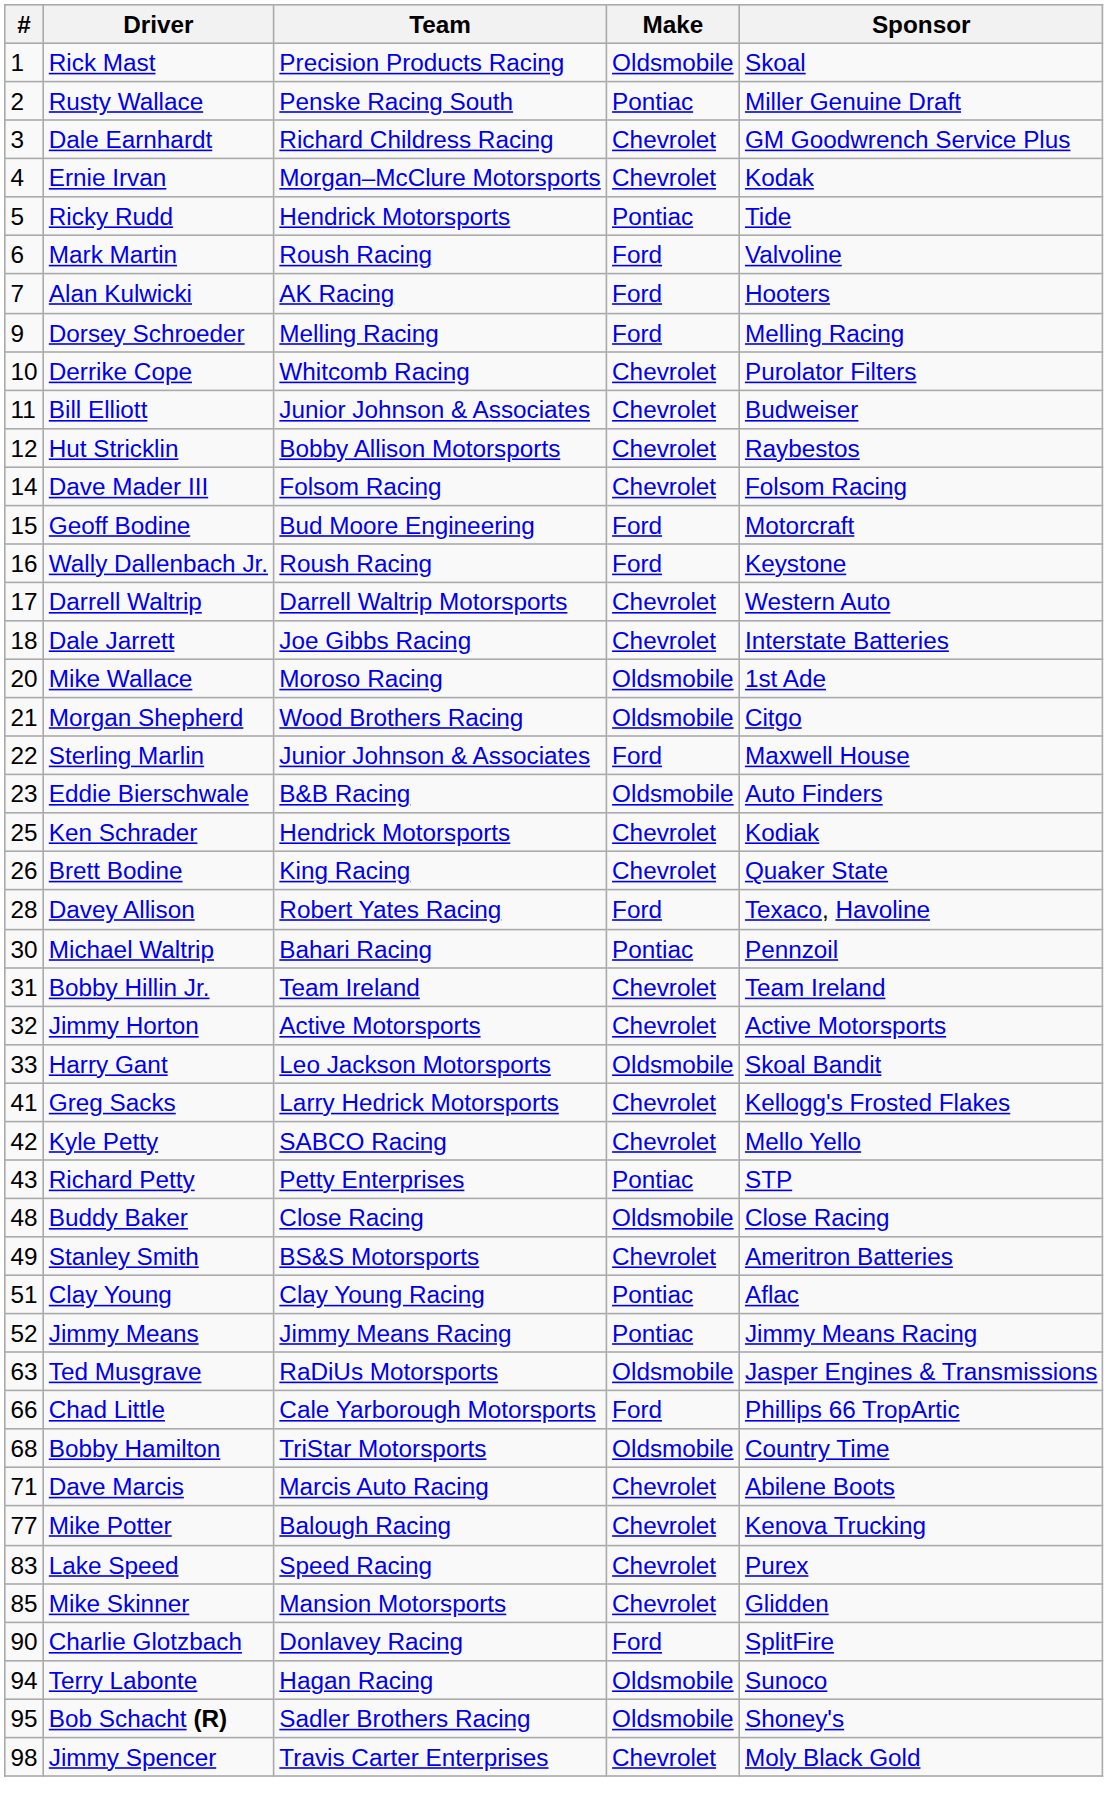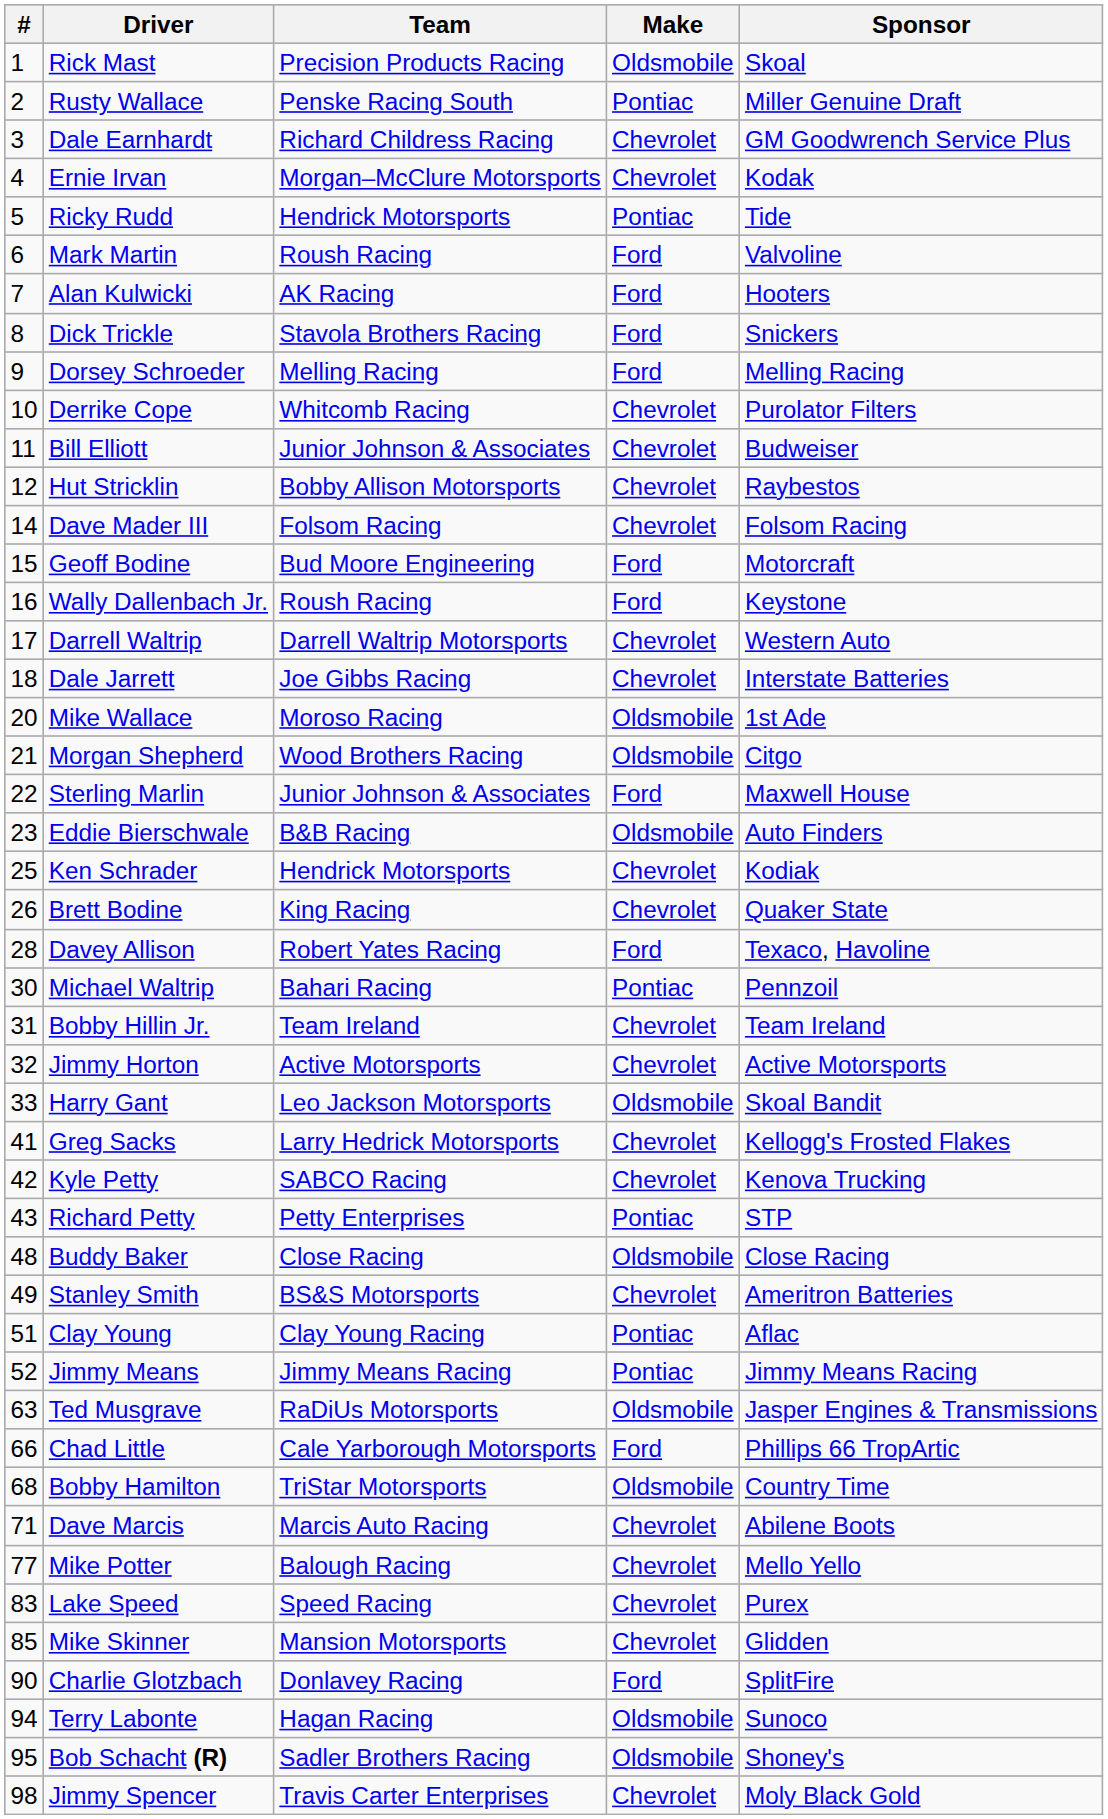+ row: (111, 332)
(803, 1141) Mello Yello -> (835, 1179) Kenova Trucking
(835, 1526) Kenova Trucking -> (803, 1564) Mello Yello
